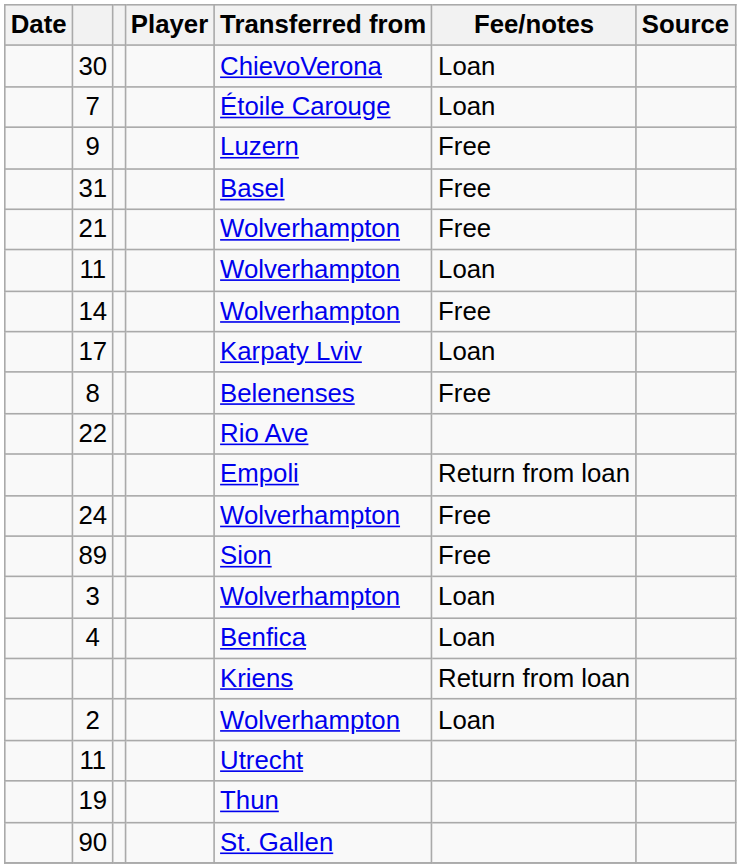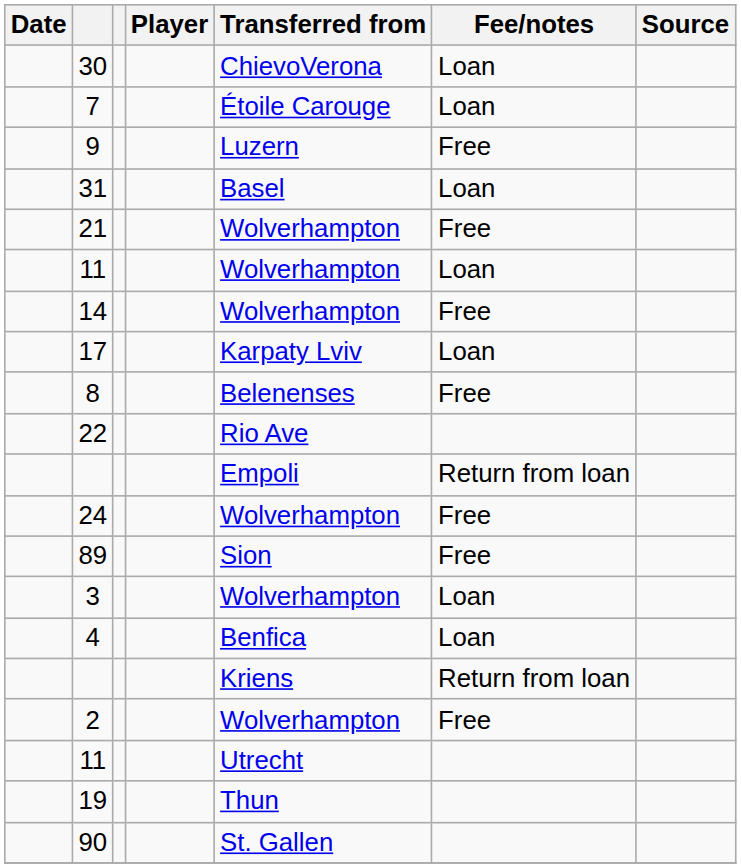(465, 188) Free -> (467, 188) Loan
(467, 719) Loan -> (465, 719) Free
